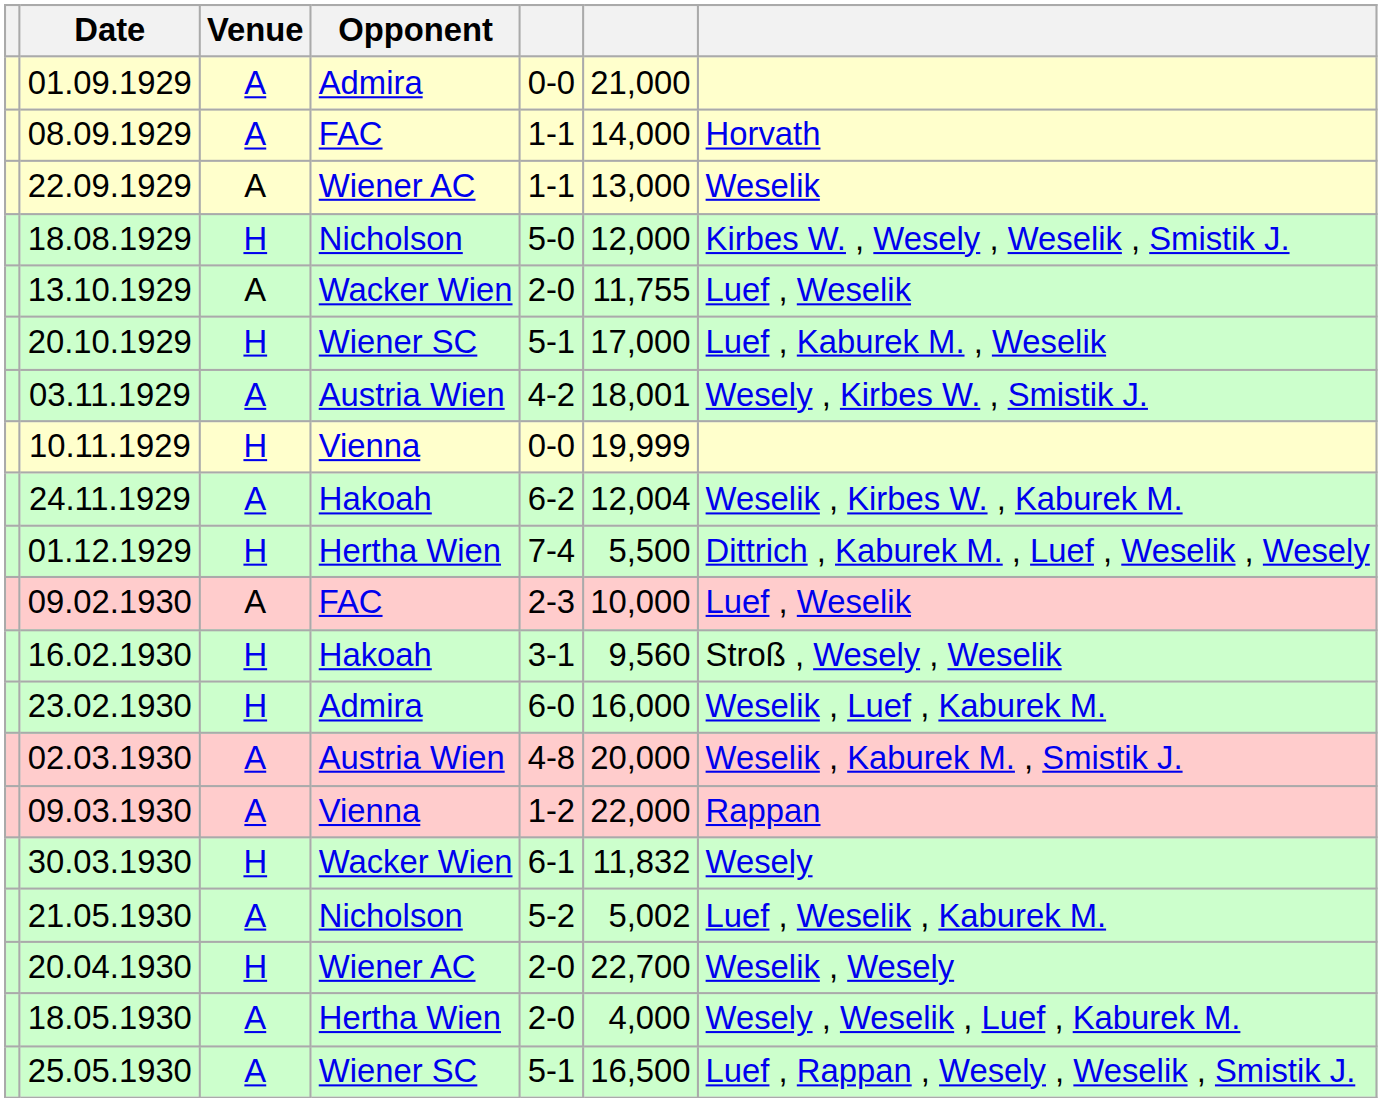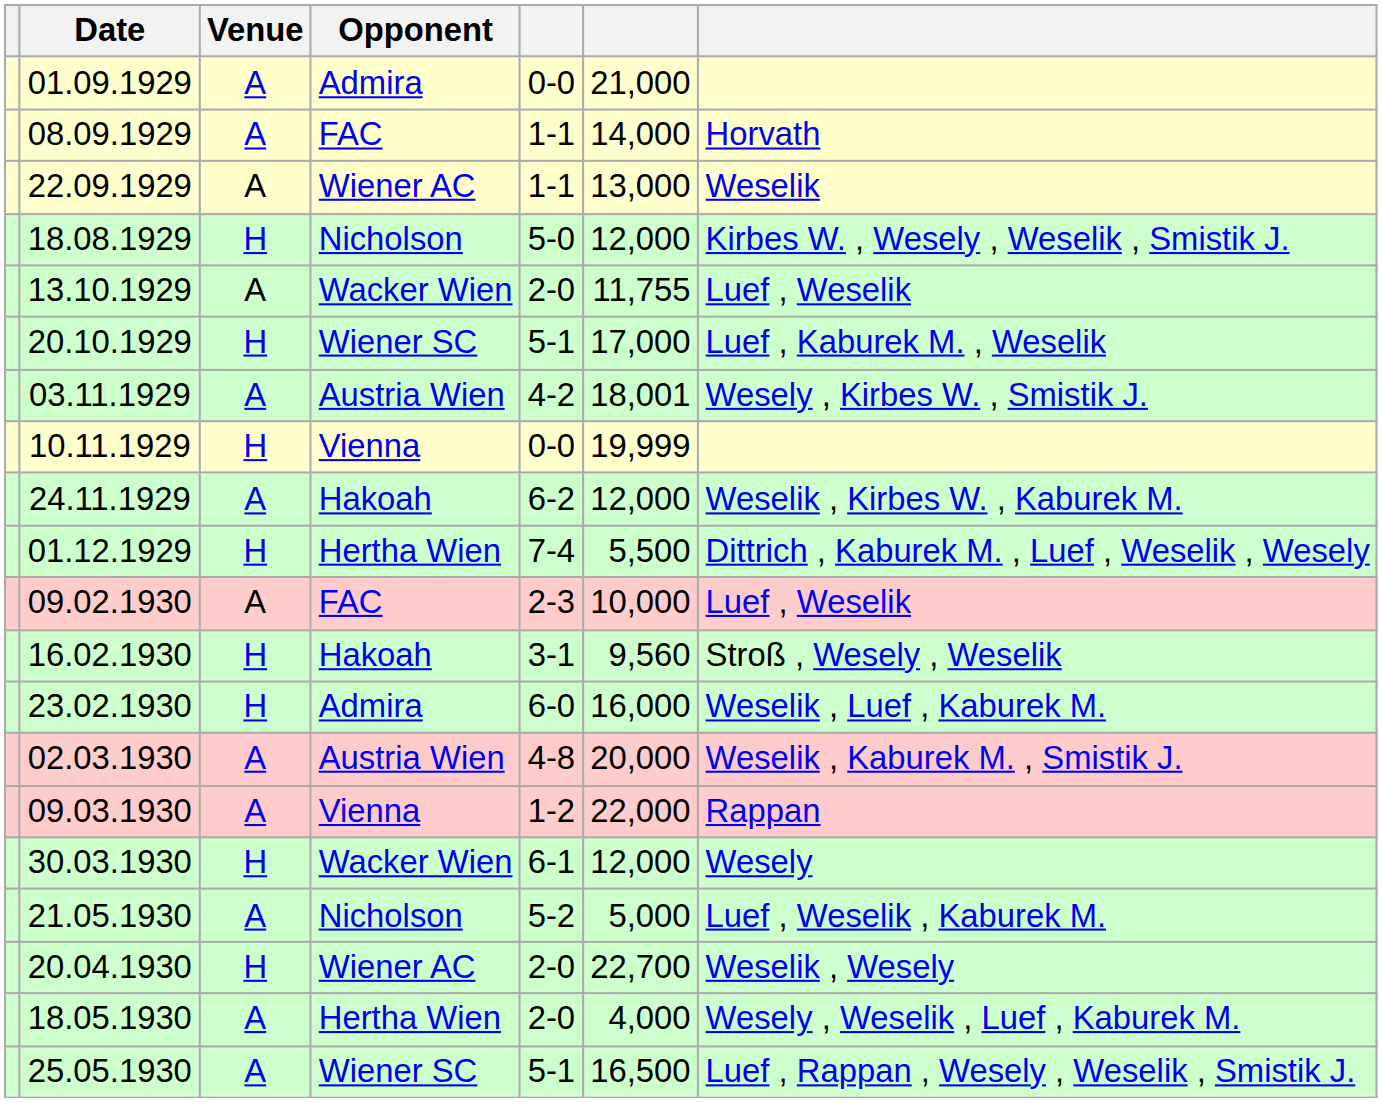(640, 498) 12,004 -> (640, 498) 12,000
(642, 862) 11,832 -> (640, 862) 12,000
(649, 914) 5,002 -> (649, 914) 5,000
